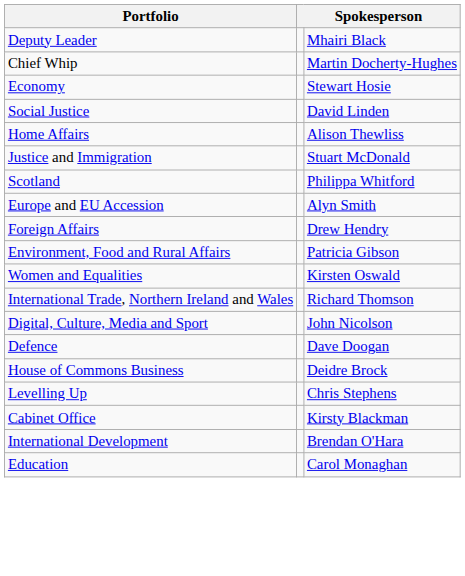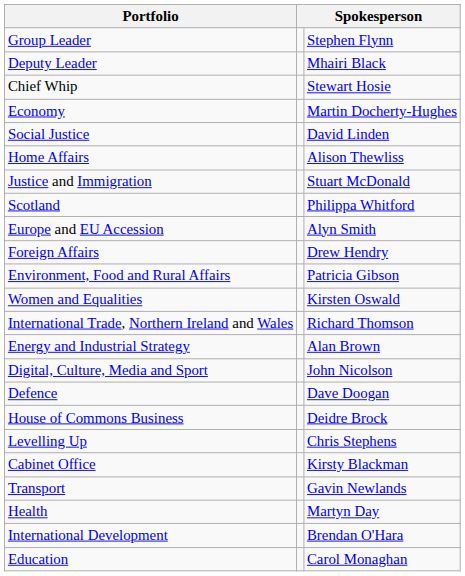+ row: (49, 39)
(382, 63) Martin Docherty-Hughes -> (349, 87) Stewart Hosie
(349, 87) Stewart Hosie -> (382, 110) Martin Docherty-Hughes
+ row: (99, 346)
+ row: (37, 488)
+ row: (28, 511)
